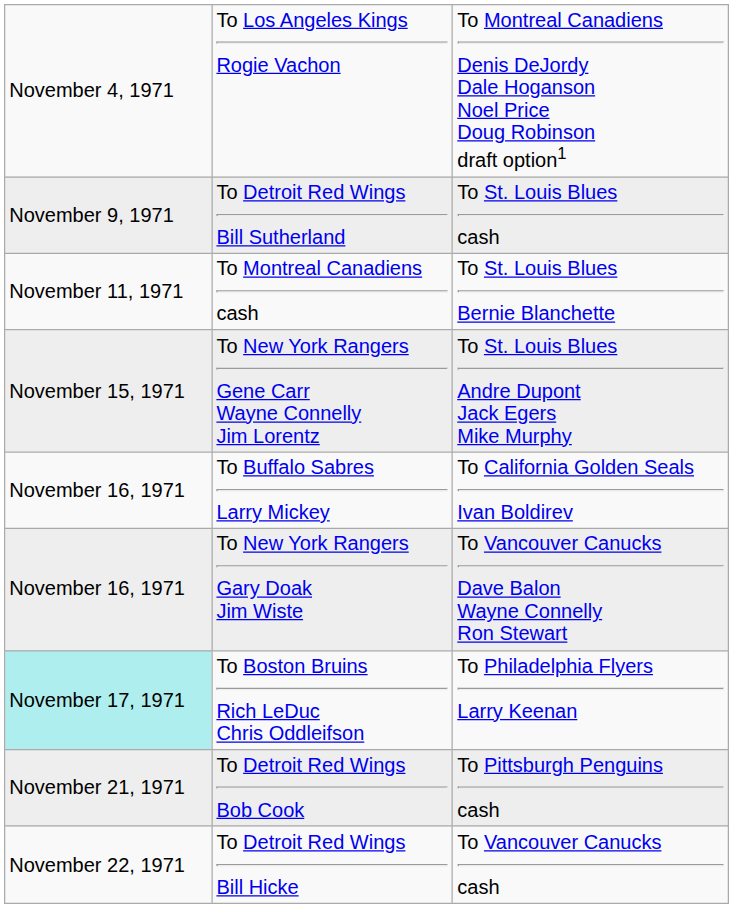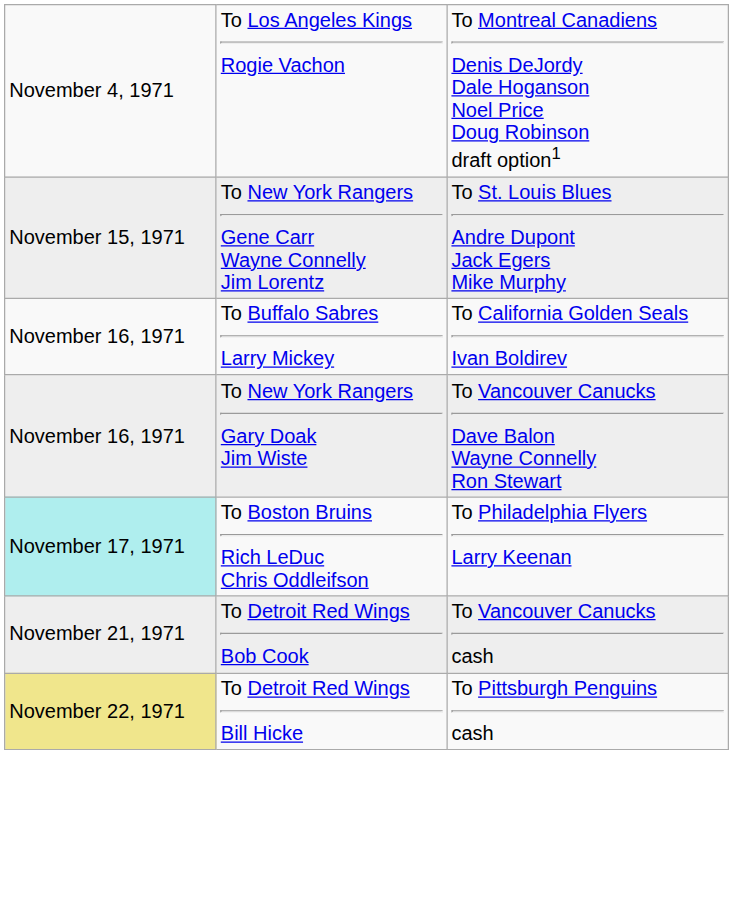- row: (332, 214)
- row: (332, 291)
(591, 787) To Pittsburgh Penguins cash -> (588, 634) To Vancouver Canucks cash
(97, 864) no background -> (97, 711) khaki background
(591, 864) To Vancouver Canucks cash -> (588, 711) To Pittsburgh Penguins cash
